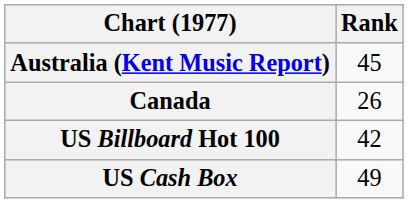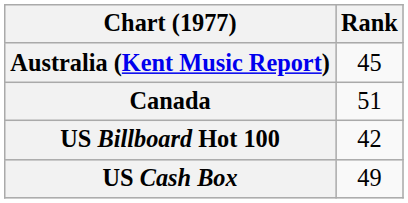(369, 100) 26 -> (369, 100) 51
